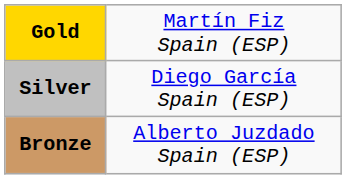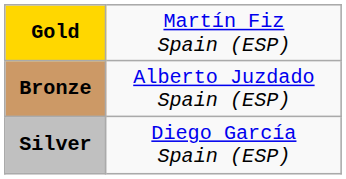rows swapped: (55, 89) <-> (55, 145)
